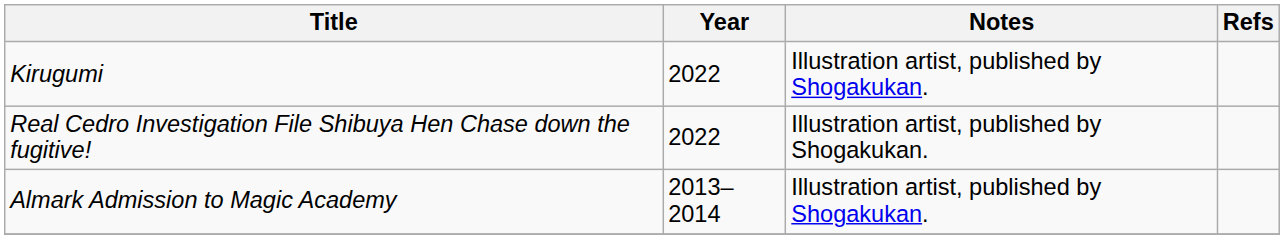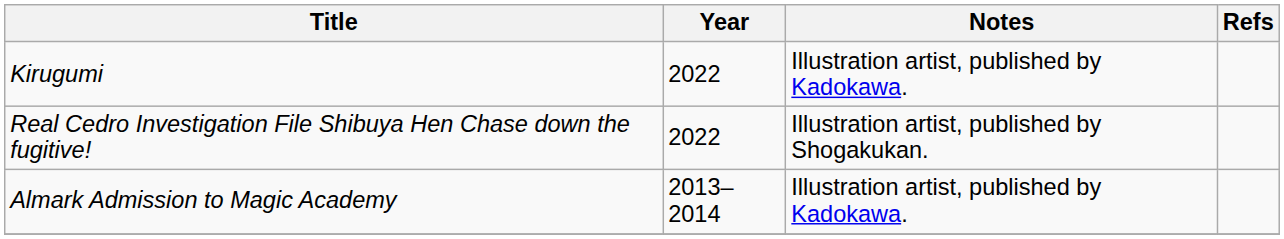(946, 73) Illustration artist, published by Shogakukan. -> (946, 73) Illustration artist, published by Kadokawa.
(946, 201) Illustration artist, published by Shogakukan. -> (946, 201) Illustration artist, published by Kadokawa.
